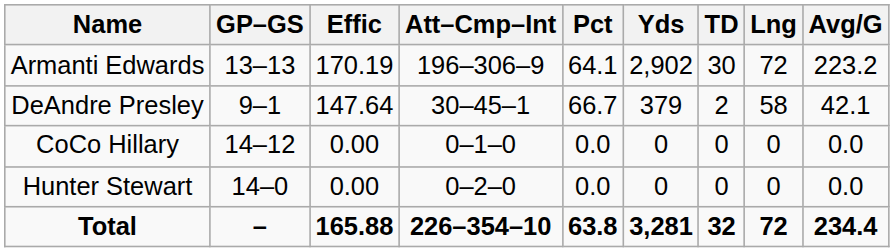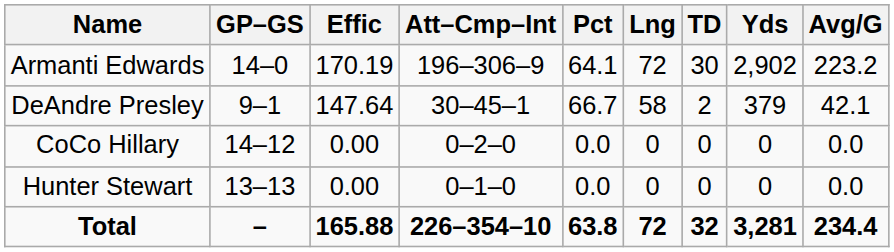columns swapped: (661, 24) <-> (774, 24)
(260, 65) 13–13 -> (260, 65) 14–0
(481, 145) 0–1–0 -> (481, 145) 0–2–0
(260, 186) 14–0 -> (260, 186) 13–13
(481, 186) 0–2–0 -> (481, 186) 0–1–0
